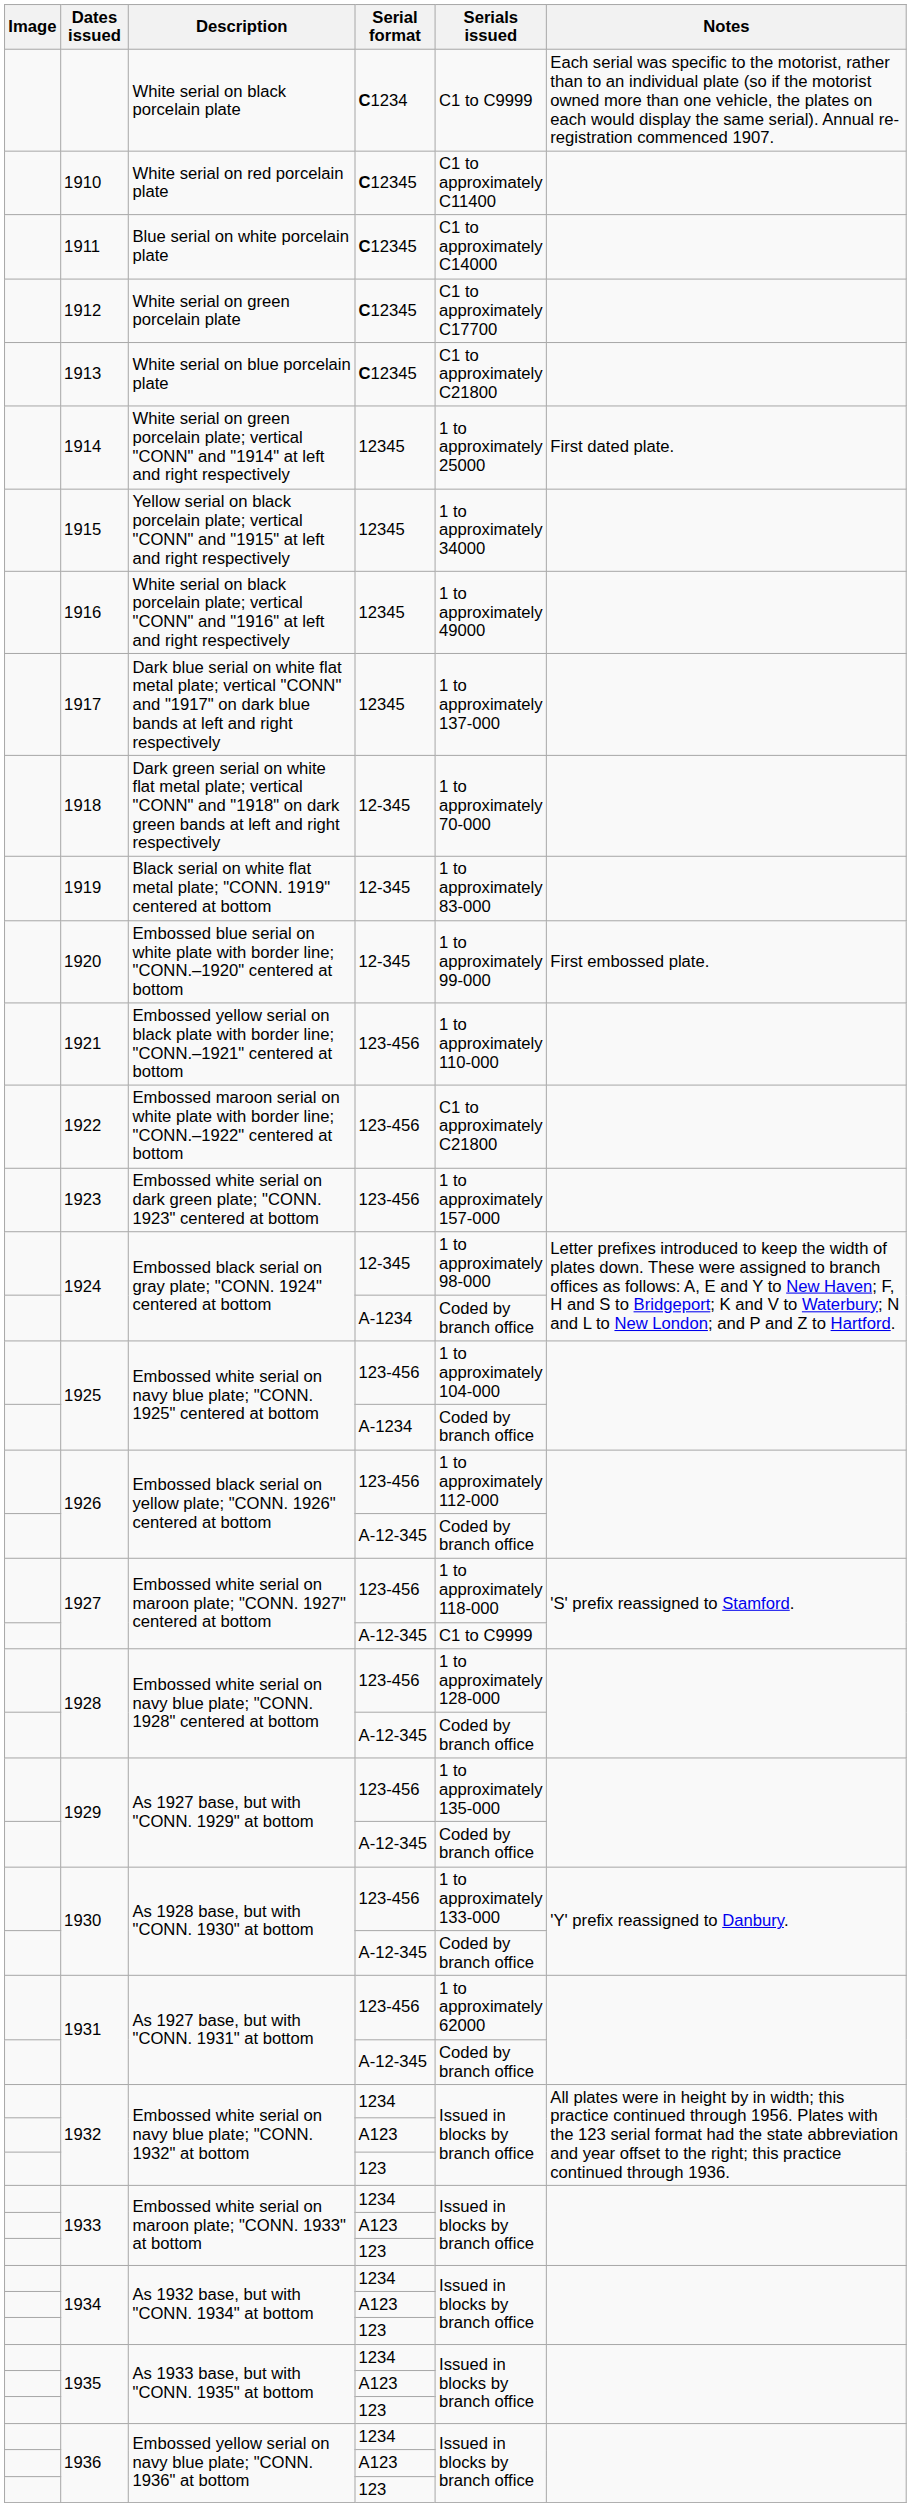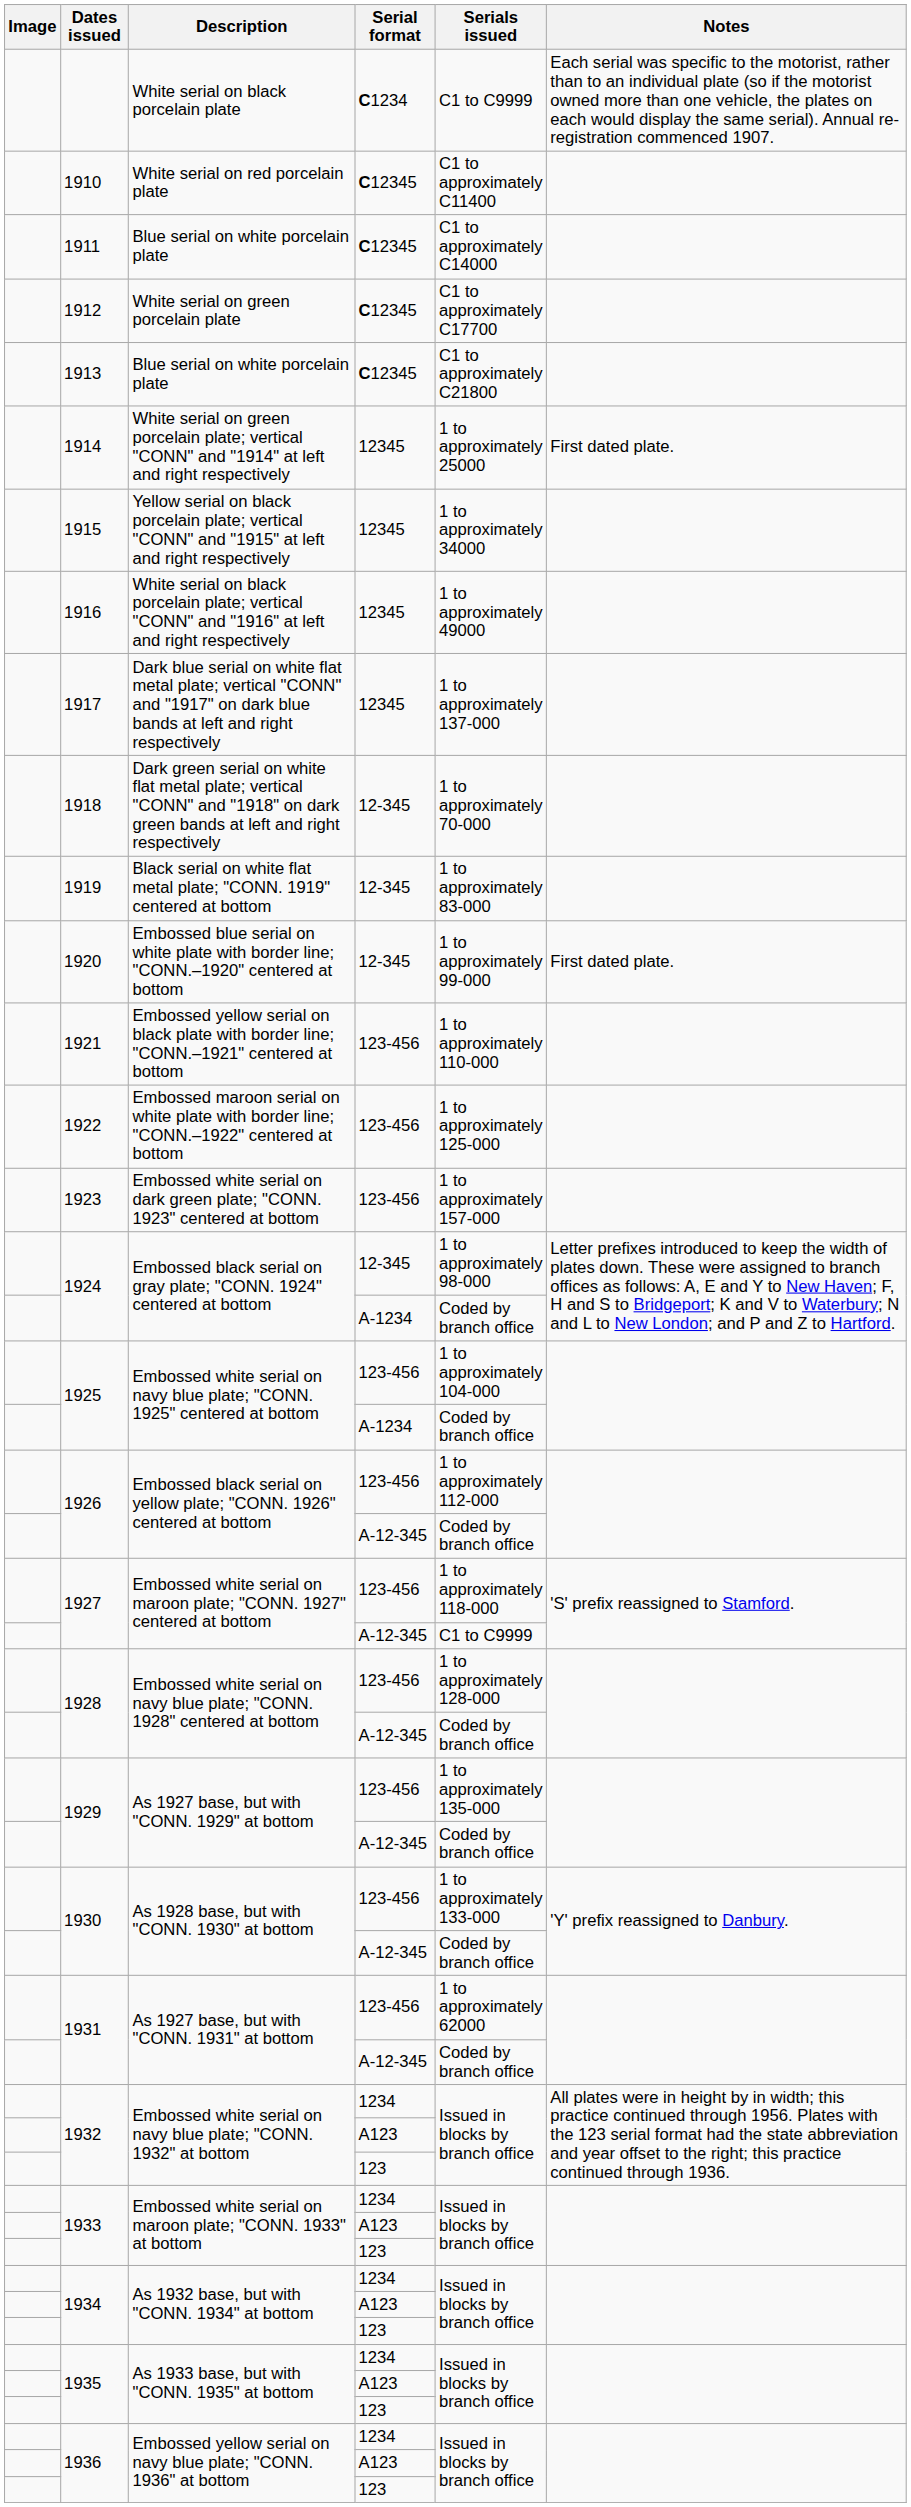(242, 374) White serial on blue porcelain plate -> (241, 374) Blue serial on white porcelain plate
(630, 961) First embossed plate. -> (612, 961) First dated plate.
(491, 1126) C1 to approximately C21800 -> (491, 1126) 1 to approximately 125-000
